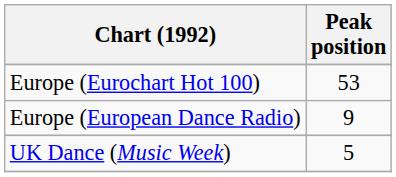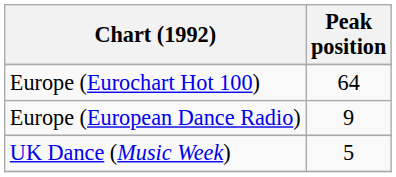(349, 82) 53 -> (349, 82) 64
